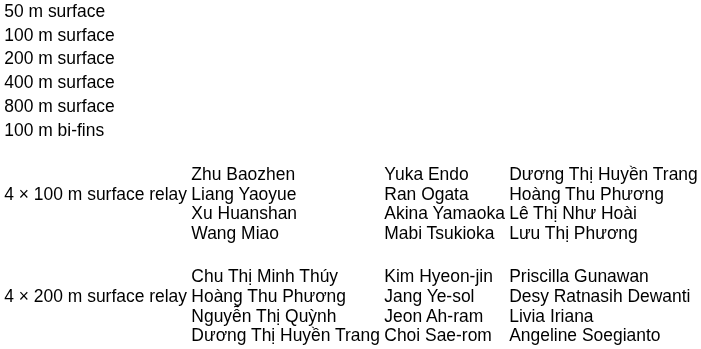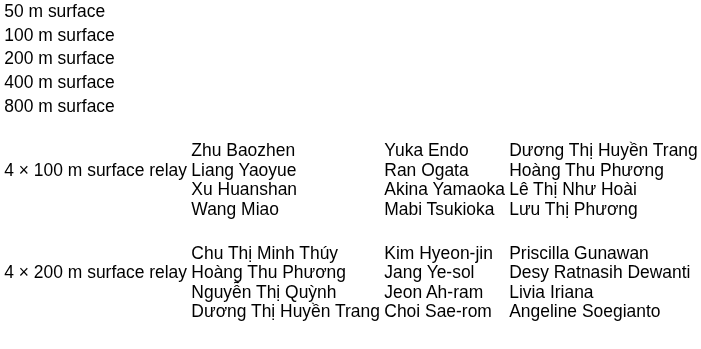- row: (54, 130)
